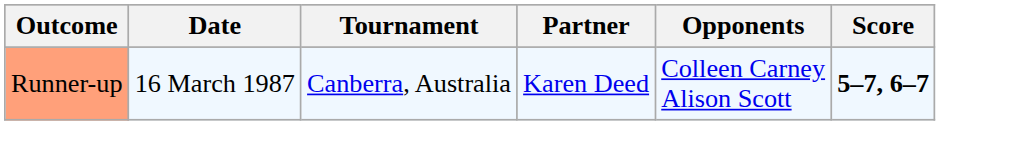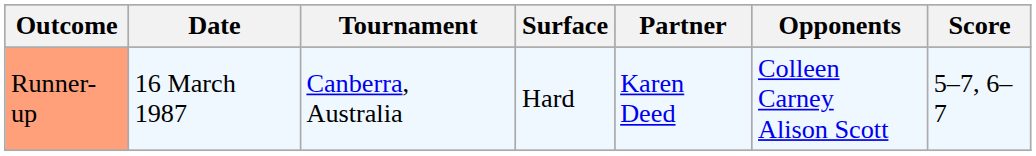+ column: (565, 25)
(883, 83) bold -> (973, 98) normal
